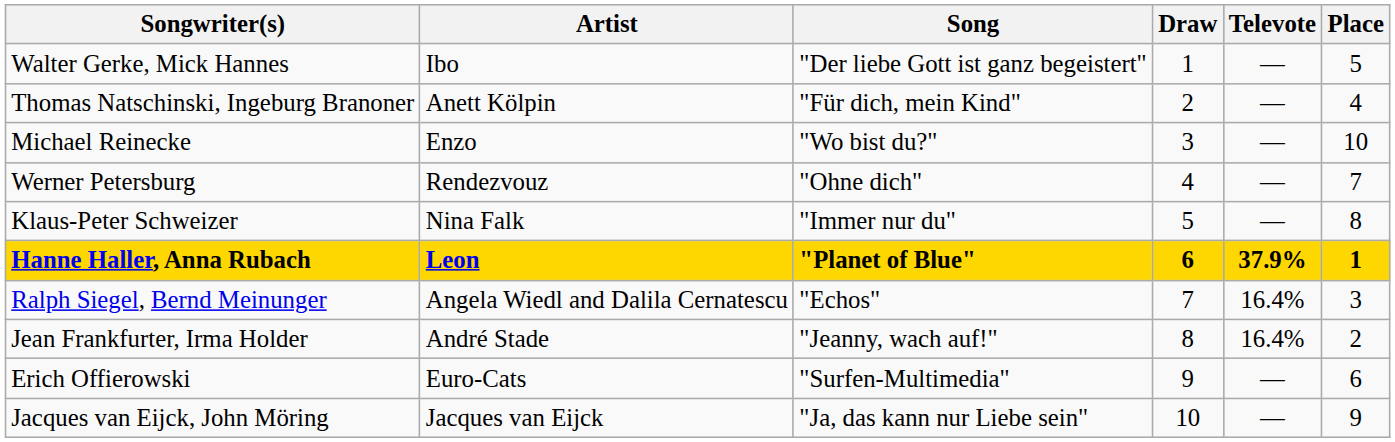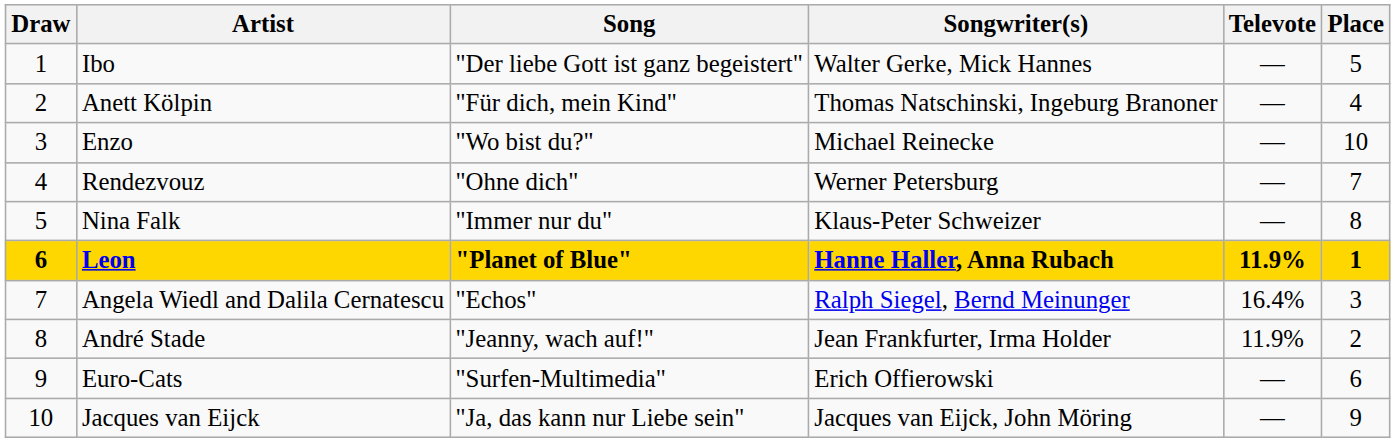columns swapped: (1188, 24) <-> (213, 24)
(1272, 260) 37.9% -> (1272, 260) 11.9%
(1272, 338) 16.4% -> (1272, 338) 11.9%
